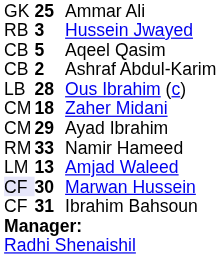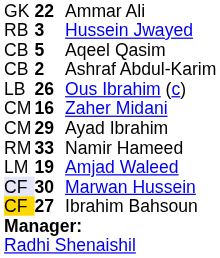(44, 11) 25 -> (44, 11) 22
(44, 89) 28 -> (44, 89) 26
(44, 108) 18 -> (44, 108) 16
(44, 167) 13 -> (44, 167) 19
(16, 206) no background -> (16, 206) gold background
(44, 206) 31 -> (44, 206) 27
